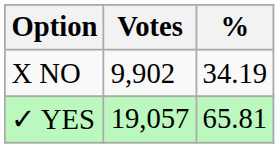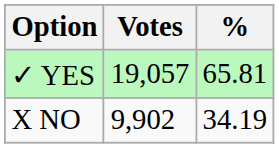rows swapped: (53, 119) <-> (46, 72)
